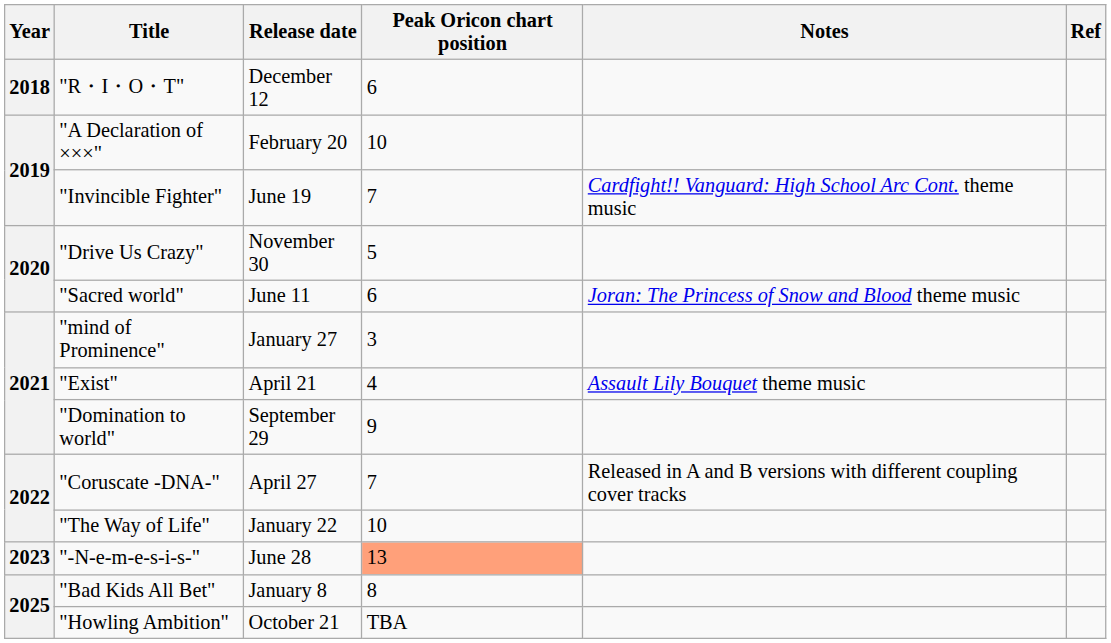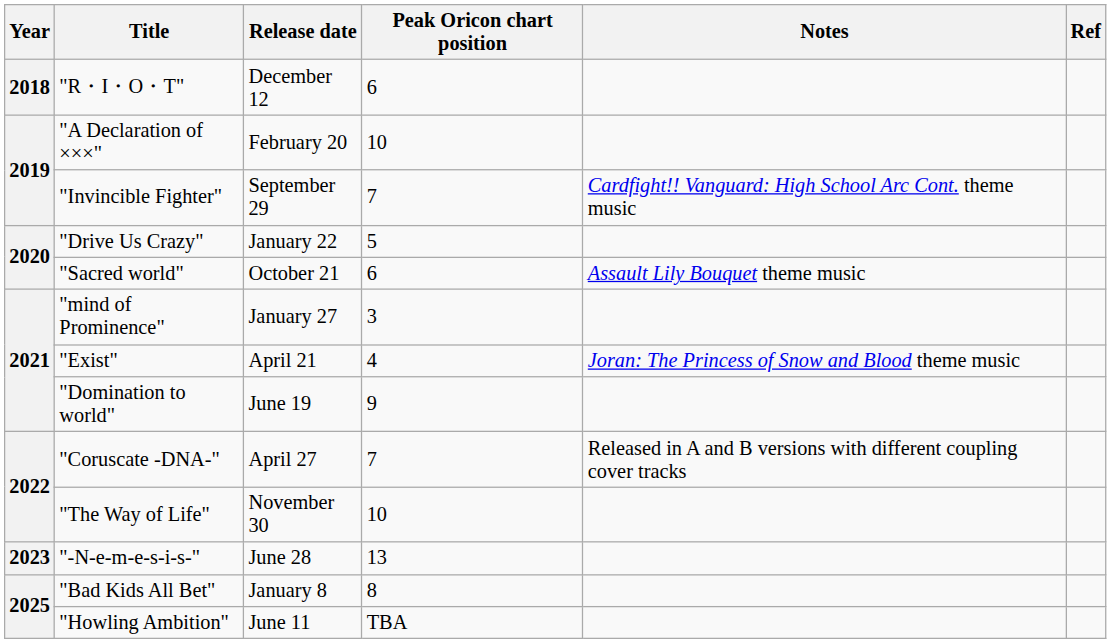(280, 197) June 19 -> (292, 197) September 29
(291, 252) November 30 -> (293, 240) January 22
(279, 296) June 11 -> (294, 273) October 21
(804, 296) Joran: The Princess of Snow and Blood theme music -> (727, 273) Assault Lily Bouquet theme music
(727, 383) Assault Lily Bouquet theme music -> (804, 360) Joran: The Princess of Snow and Blood theme music
(292, 427) September 29 -> (280, 404) June 19
(293, 525) January 22 -> (291, 514) November 30
(377, 557) lightsalmon background -> (377, 557) no background
(294, 622) October 21 -> (279, 622) June 11
